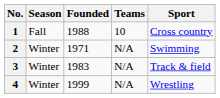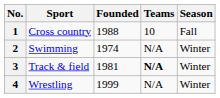columns swapped: (181, 13) <-> (45, 13)
(78, 48) 1971 -> (107, 48) 1974
(78, 66) 1983 -> (107, 66) 1981
(124, 66) normal -> (153, 66) bold
